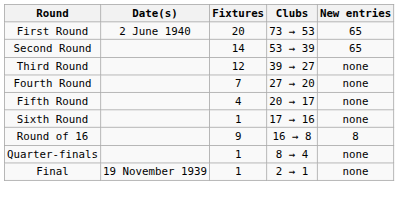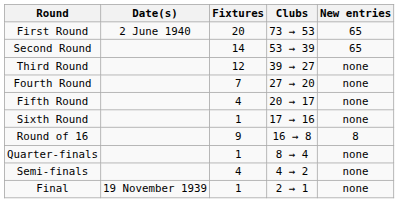+ row: (52, 171)
